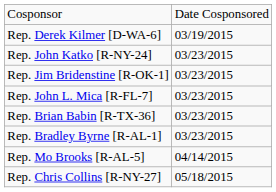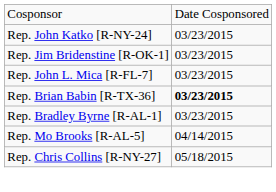- row: (84, 34)
(204, 116) normal -> (204, 95) bold
